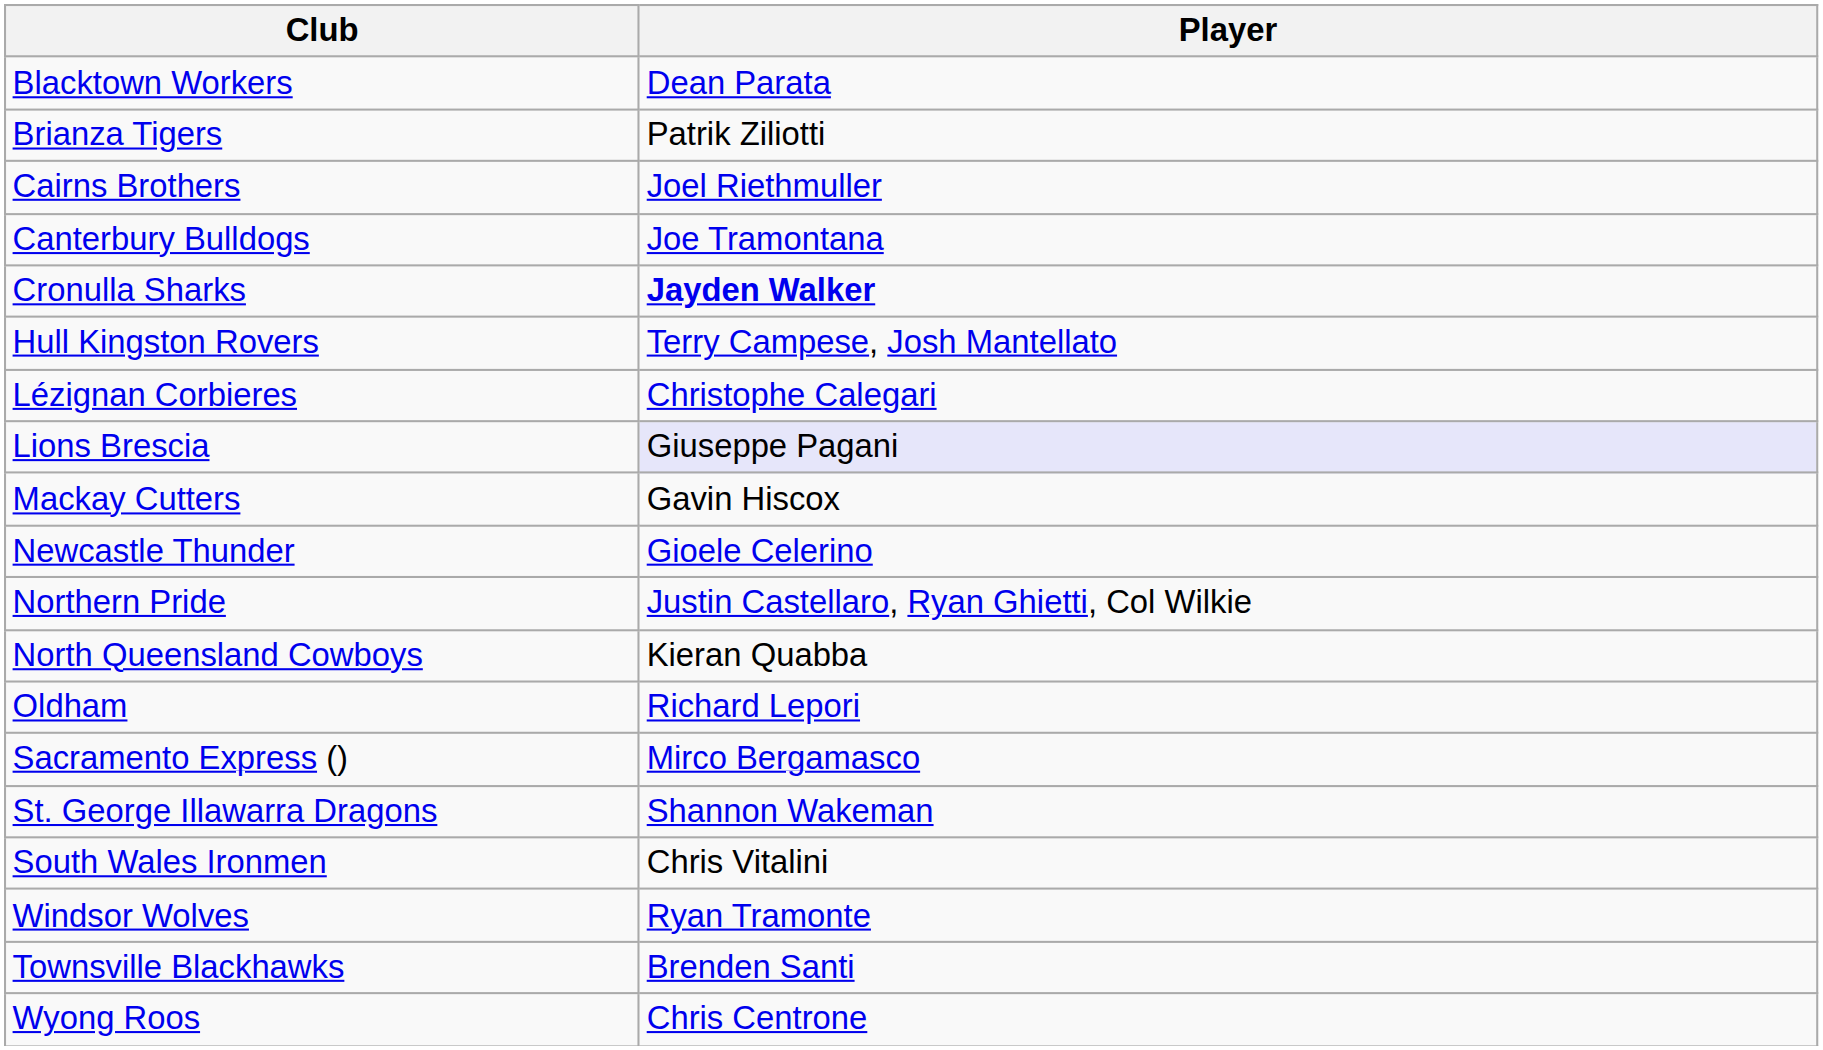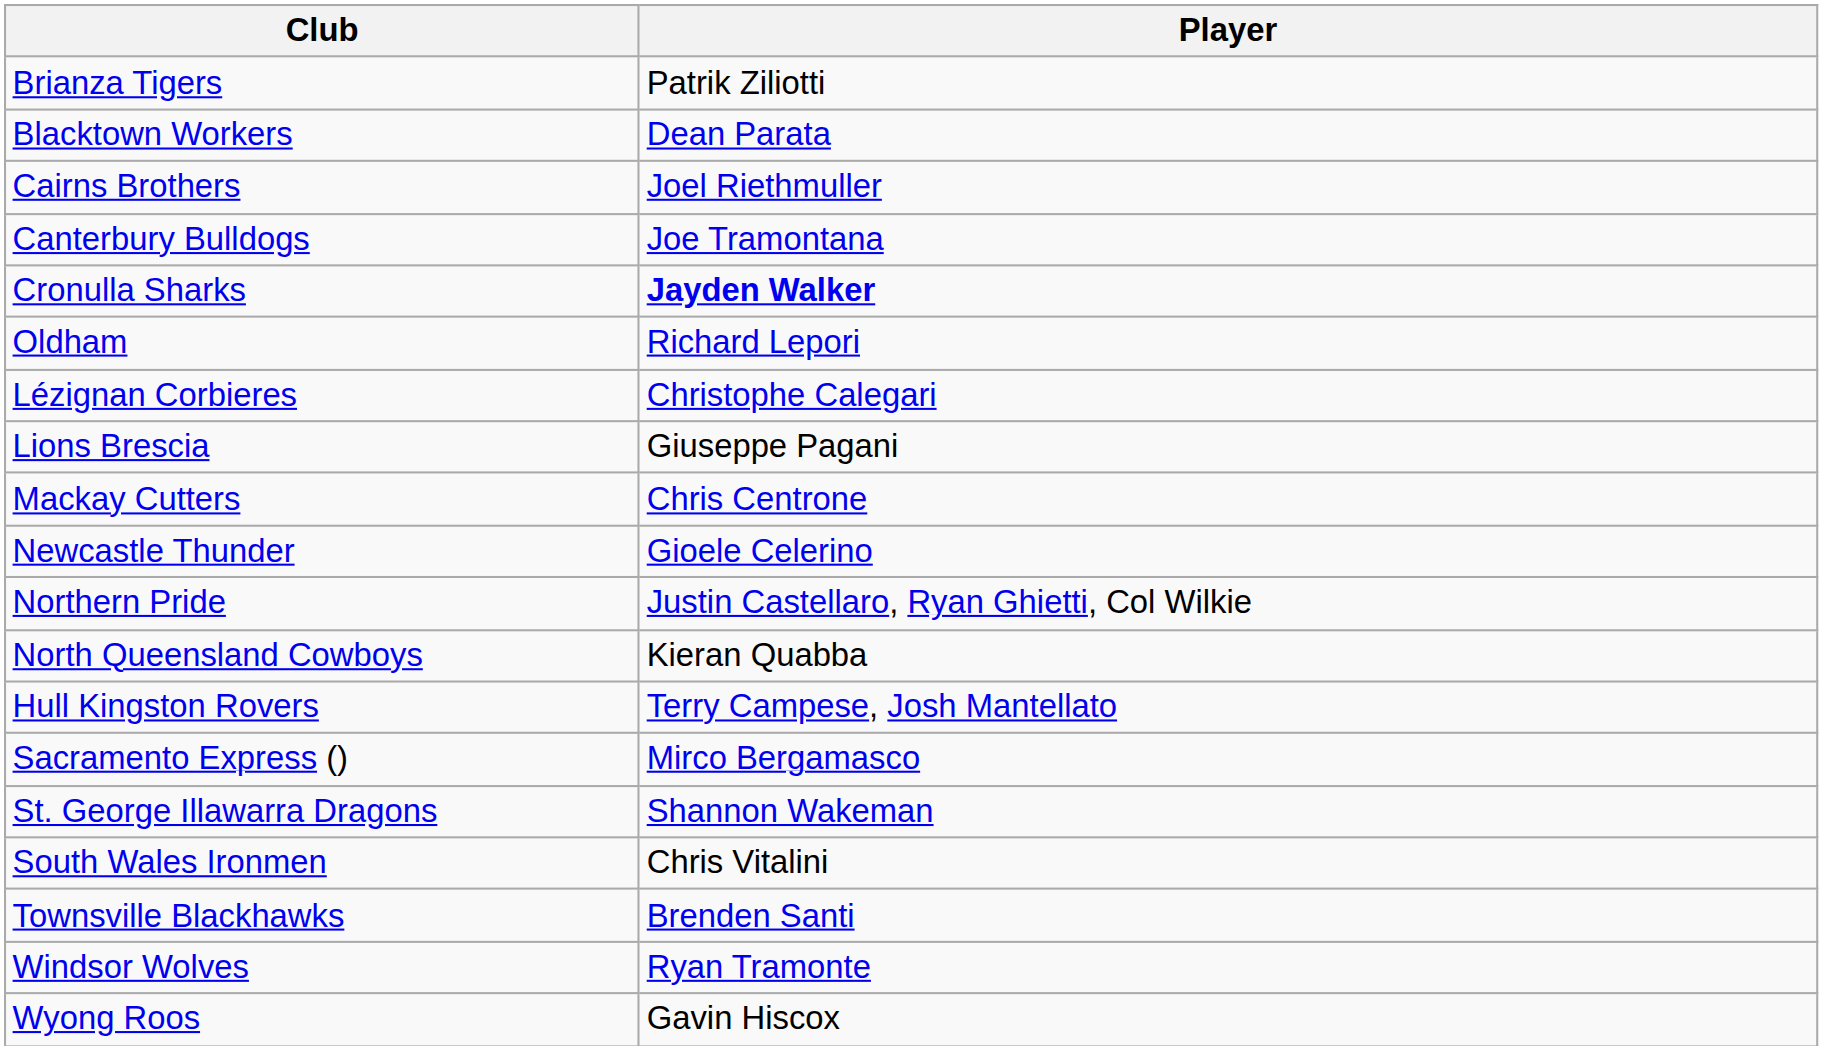rows swapped: (153, 82) <-> (117, 134)
rows swapped: (166, 342) <-> (70, 706)
(773, 446) lavender background -> (773, 446) no background
(743, 498) Gavin Hiscox -> (757, 498) Chris Centrone
rows swapped: (178, 966) <-> (131, 914)
(757, 1018) Chris Centrone -> (743, 1018) Gavin Hiscox
